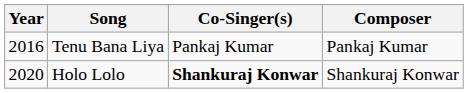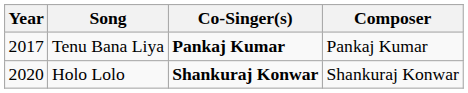(26, 46) 2016 -> (26, 46) 2017
(223, 46) normal -> (229, 46) bold
